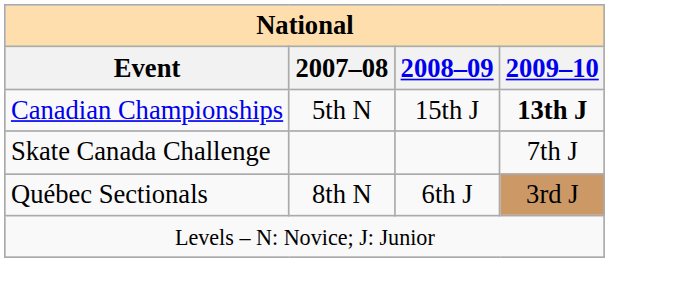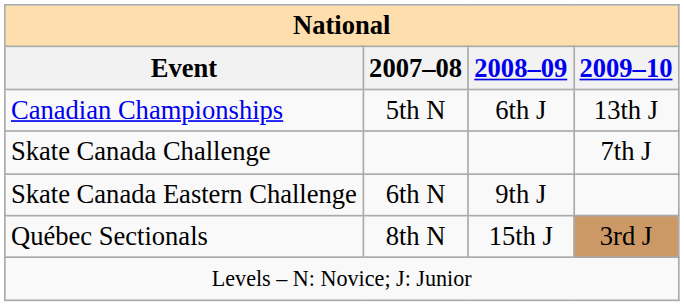(447, 109) 15th J -> (521, 109) 6th J
(552, 109) bold -> (626, 109) normal
+ row: (184, 194)
(447, 194) 6th J -> (521, 236) 15th J
